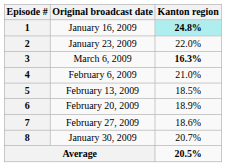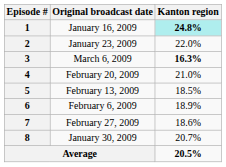(103, 75) February 6, 2009 -> (103, 75) February 20, 2009
(103, 106) February 20, 2009 -> (103, 106) February 6, 2009
